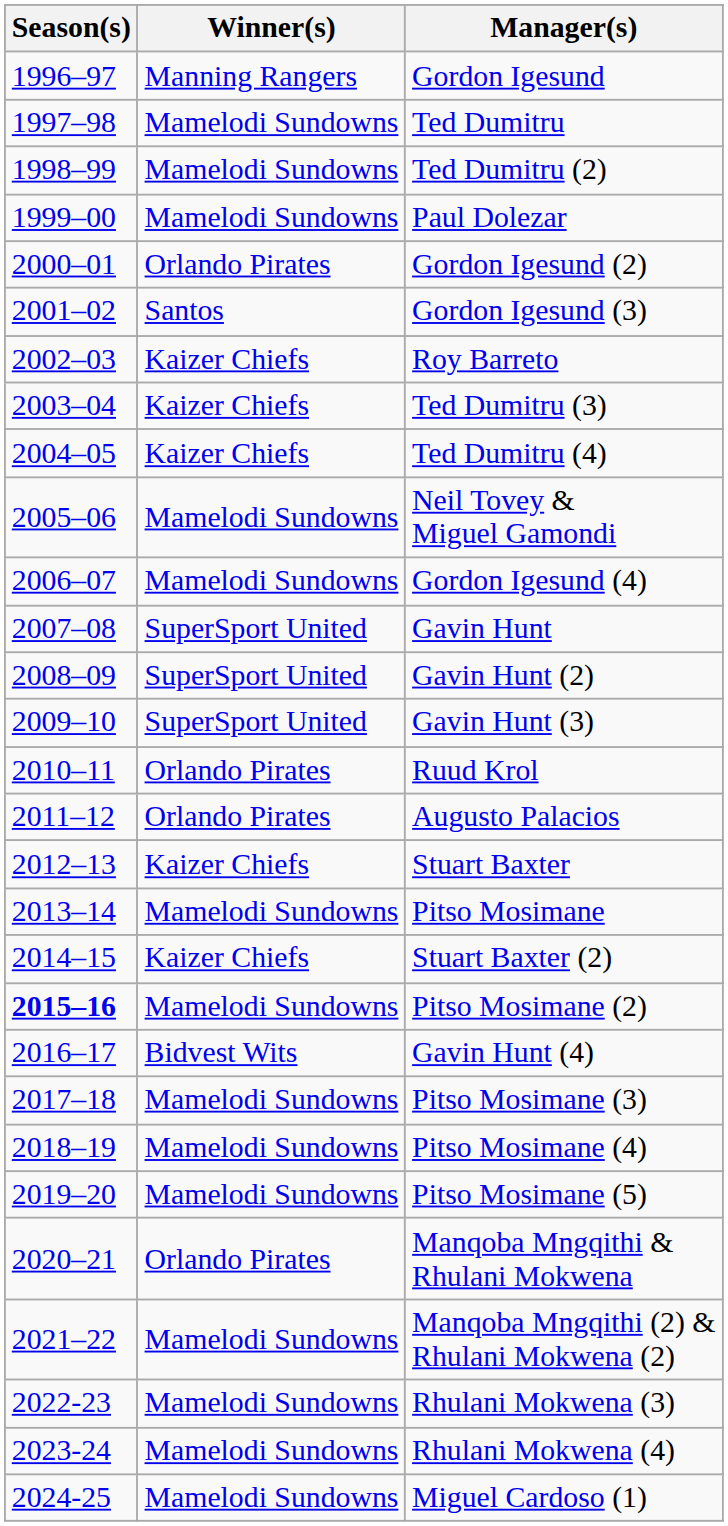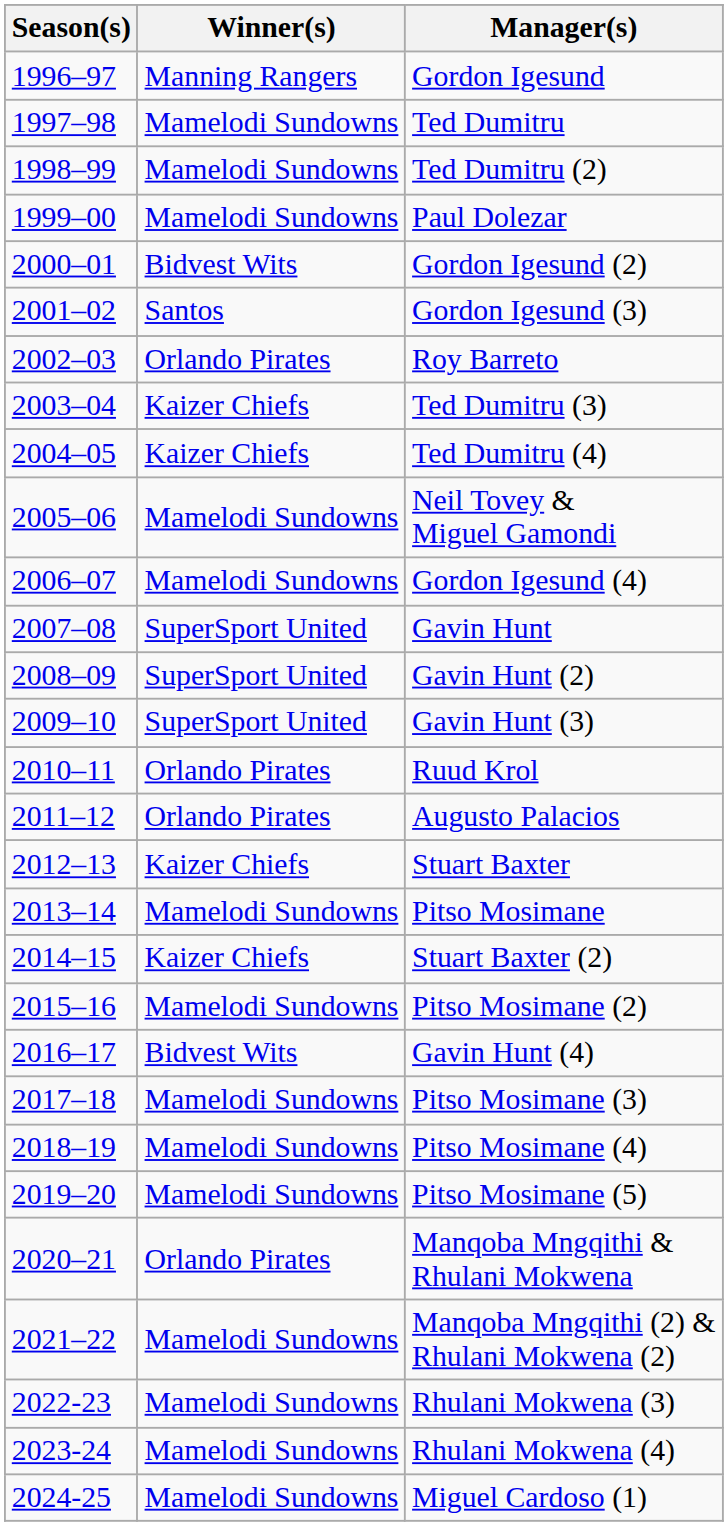(238, 264) Orlando Pirates -> (221, 264) Bidvest Wits
(227, 358) Kaizer Chiefs -> (238, 358) Orlando Pirates
(64, 1005) bold -> (64, 1005) normal
